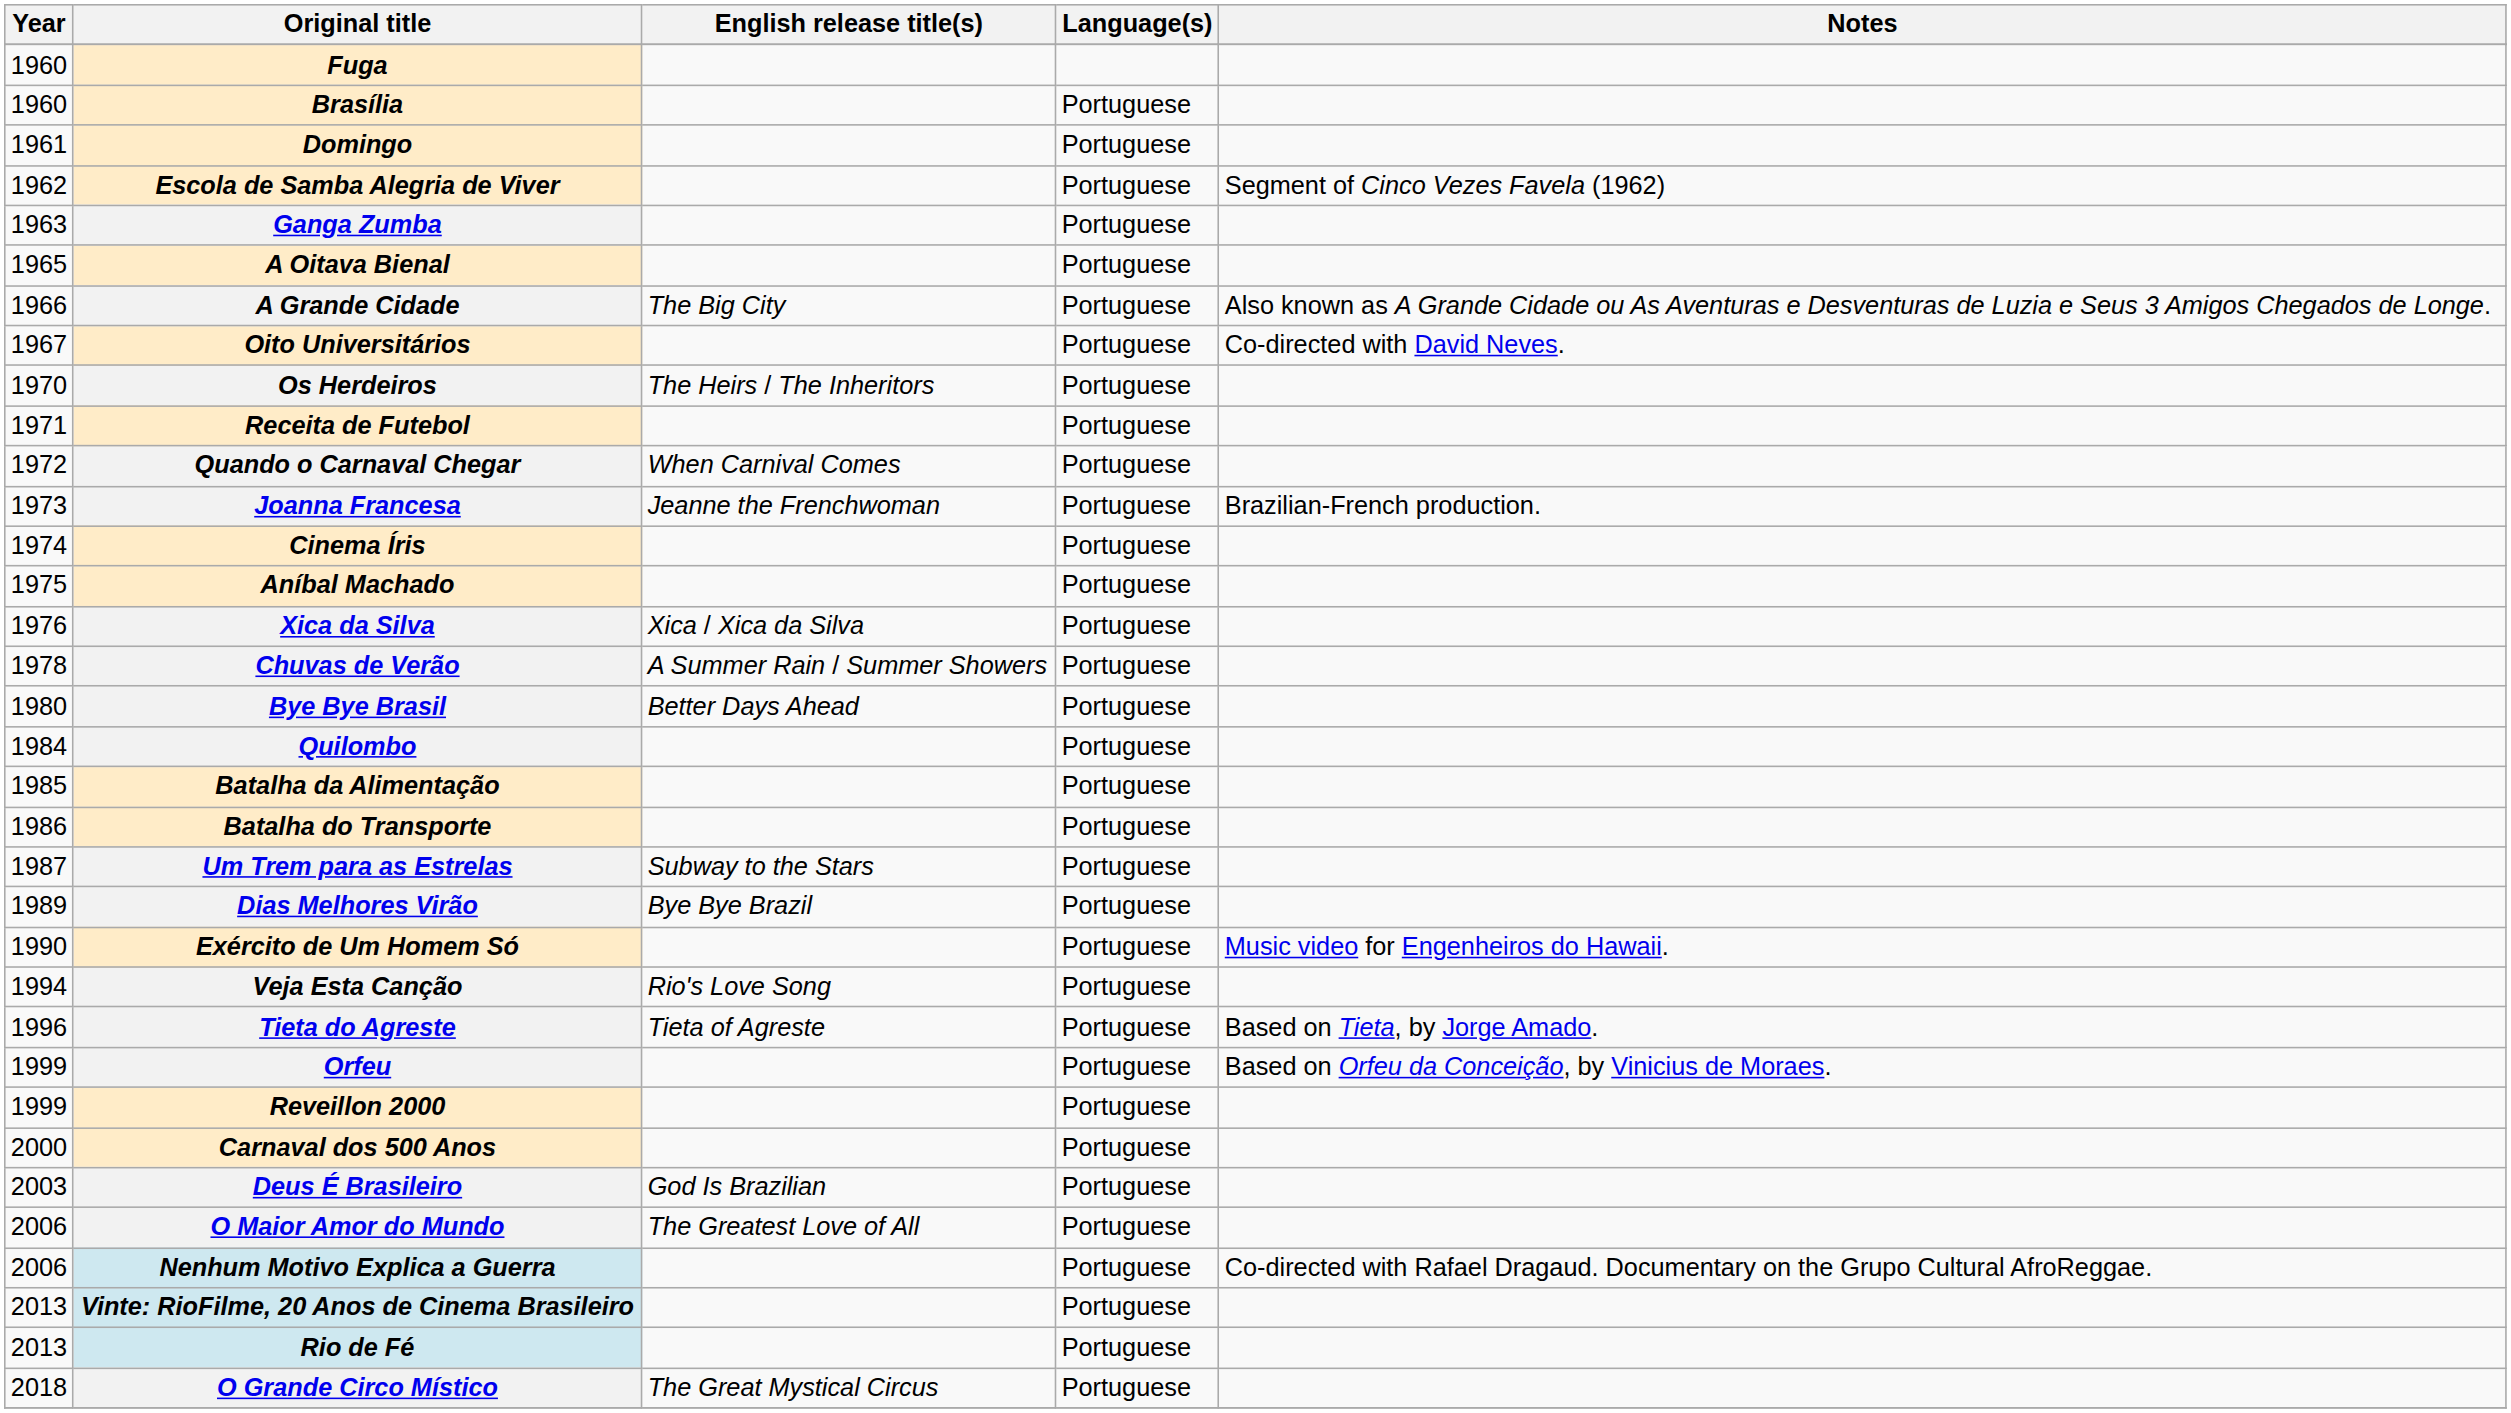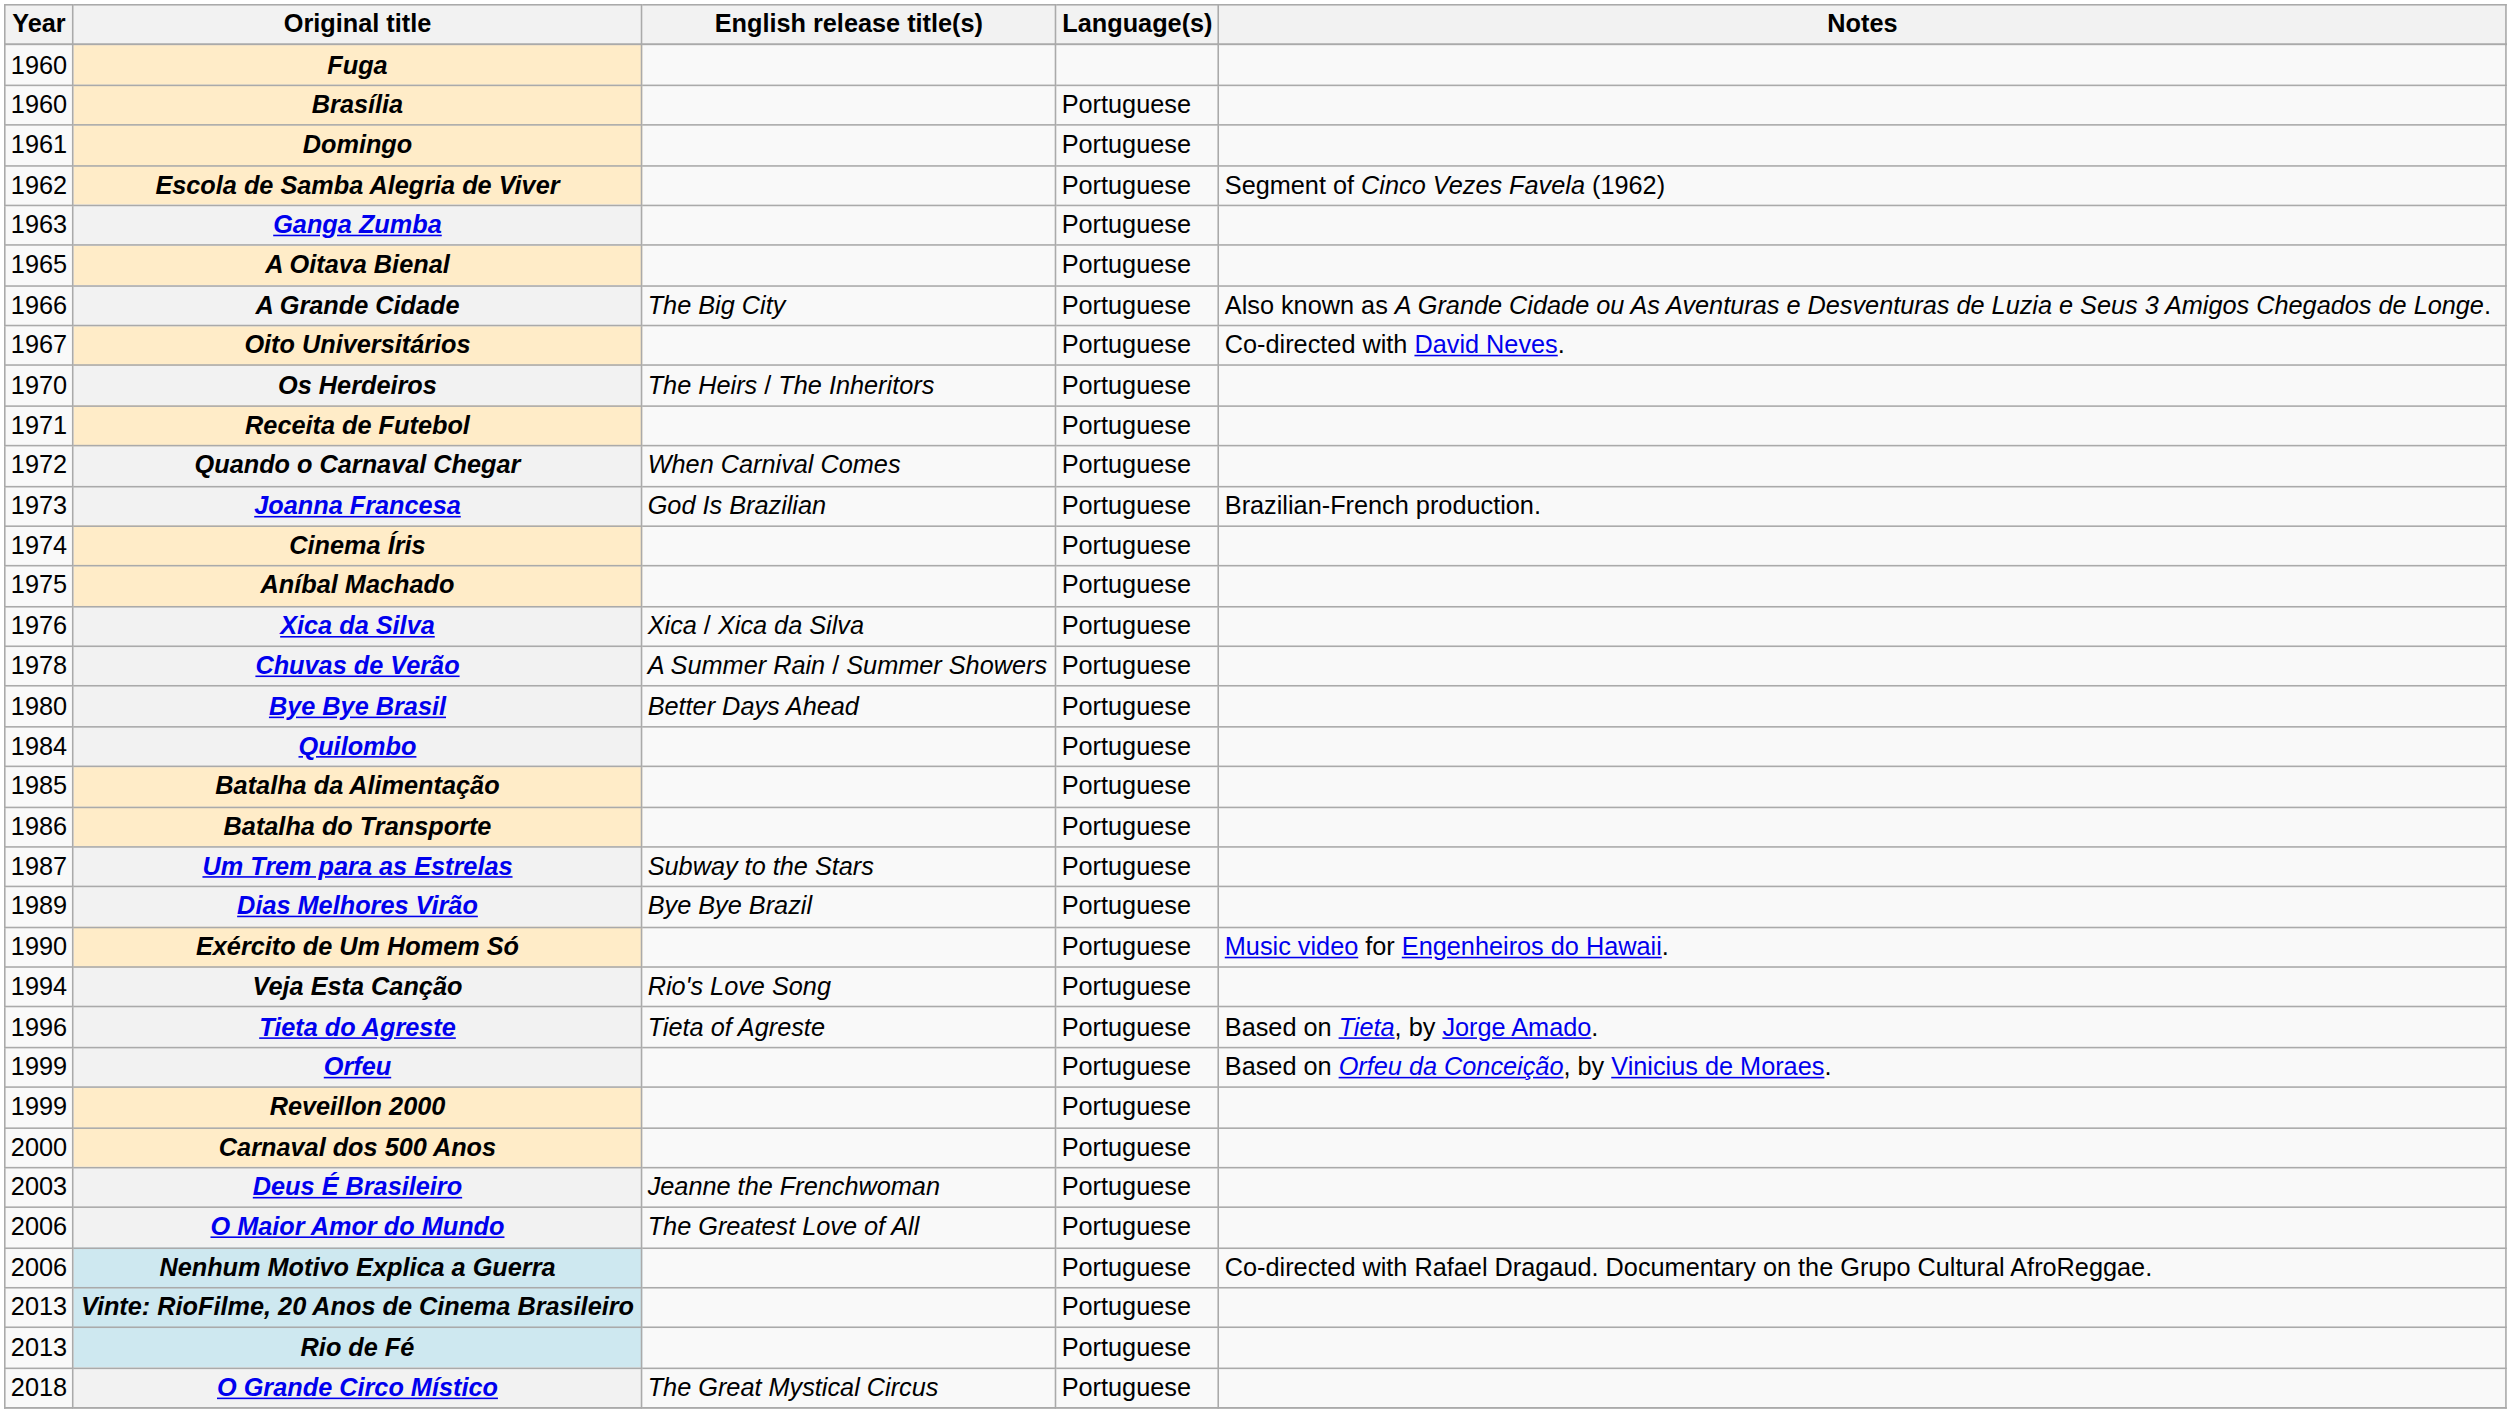(794, 505) Jeanne the Frenchwoman -> (737, 505) God Is Brazilian
(737, 1187) God Is Brazilian -> (794, 1187) Jeanne the Frenchwoman
